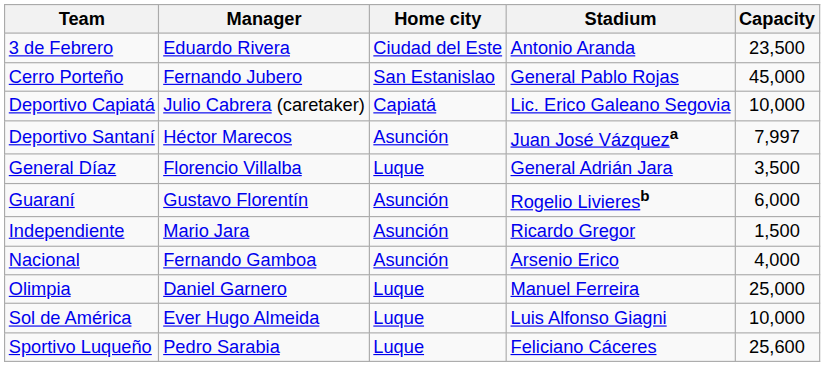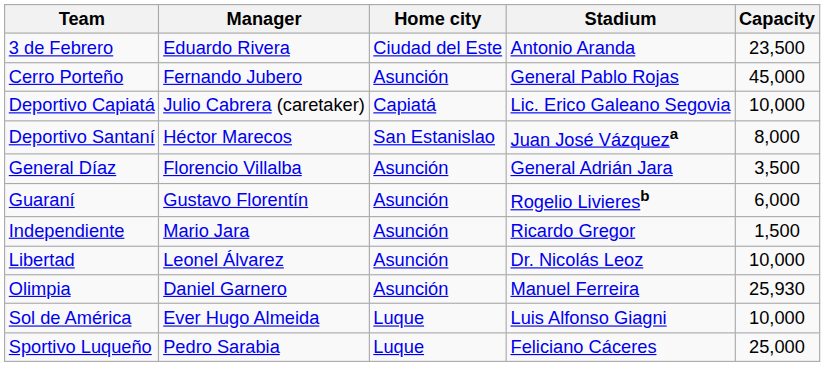(434, 76) San Estanislao -> (411, 76) Asunción
(411, 137) Asunción -> (434, 137) San Estanislao
(777, 137) 7,997 -> (777, 137) 8,000
(399, 168) Luque -> (411, 168) Asunción
+ row: (42, 260)
- row: (44, 260)
(399, 289) Luque -> (411, 289) Asunción
(777, 289) 25,000 -> (777, 289) 25,930
(777, 347) 25,600 -> (777, 347) 25,000
